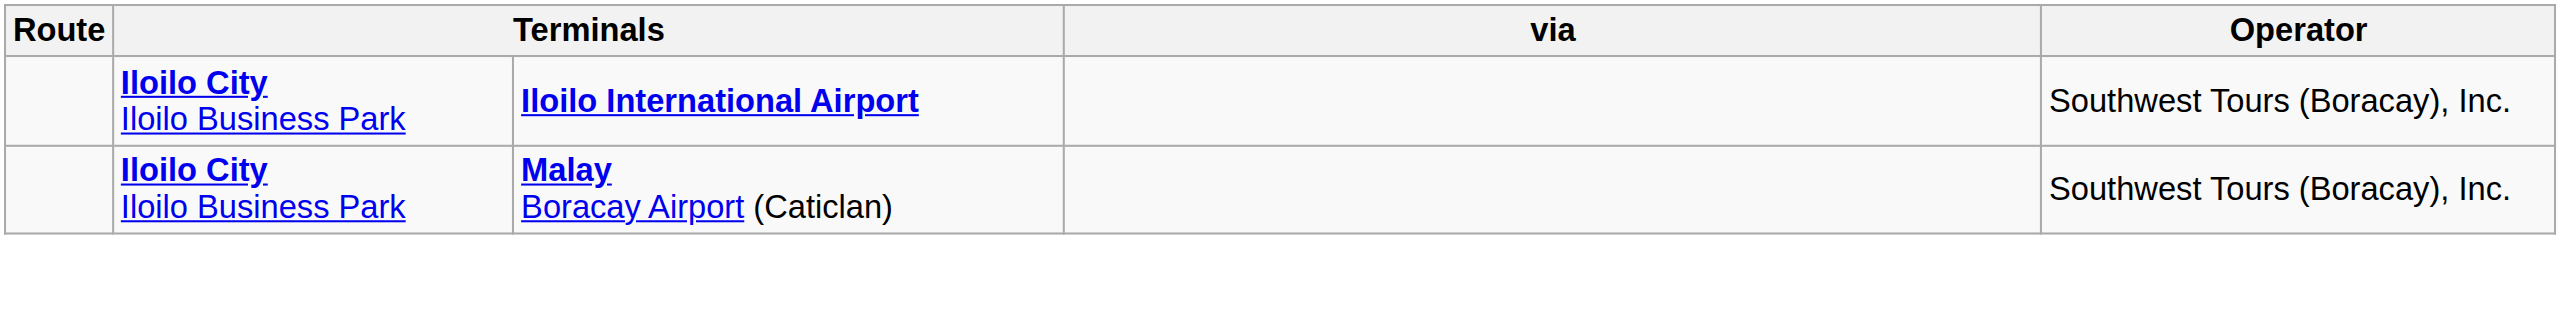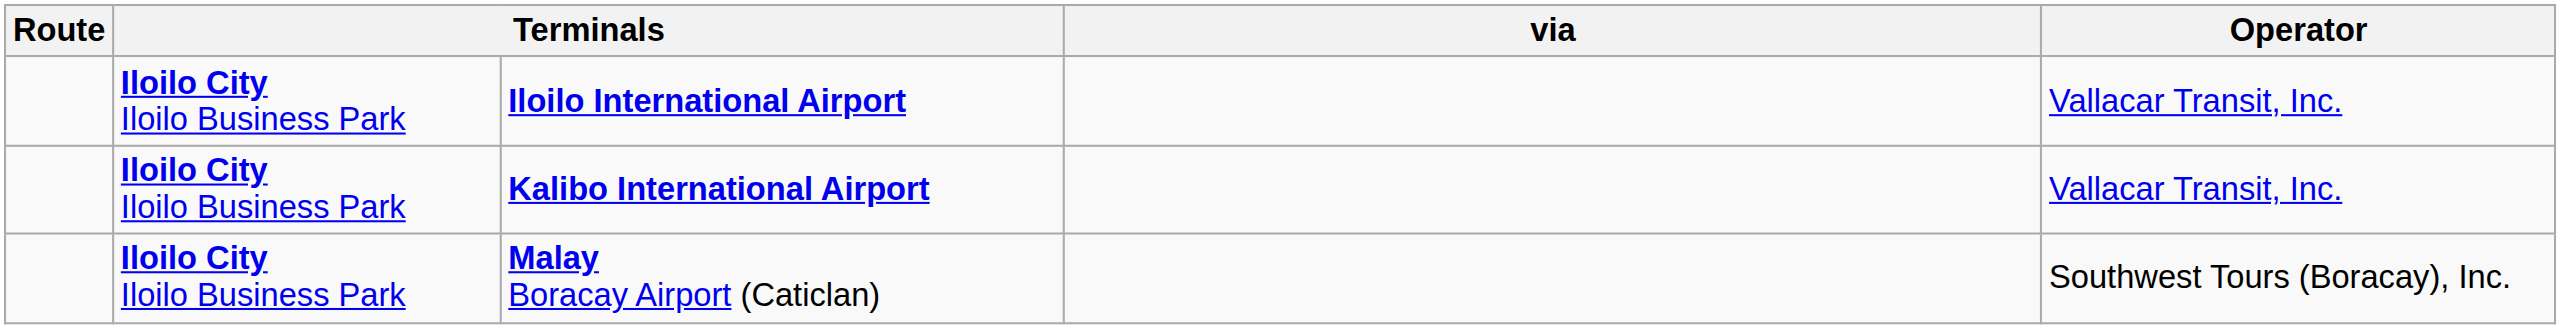(2280, 100) Southwest Tours (Boracay), Inc. -> (2196, 100) Vallacar Transit, Inc.
+ row: (719, 188)
